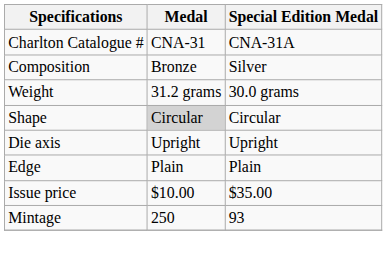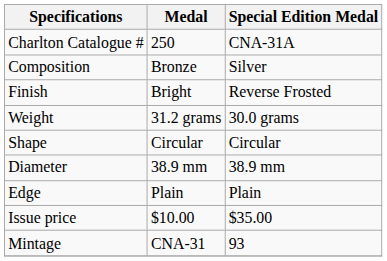(178, 42) CNA-31 -> (163, 42) 250
+ row: (28, 92)
(177, 117) lightgrey background -> (177, 142) no background
+ row: (38, 167)
- row: (34, 142)
(163, 218) 250 -> (178, 243) CNA-31
